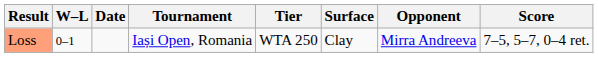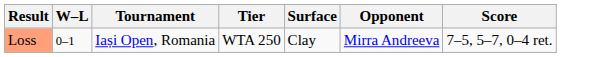- column: (110, 16)
